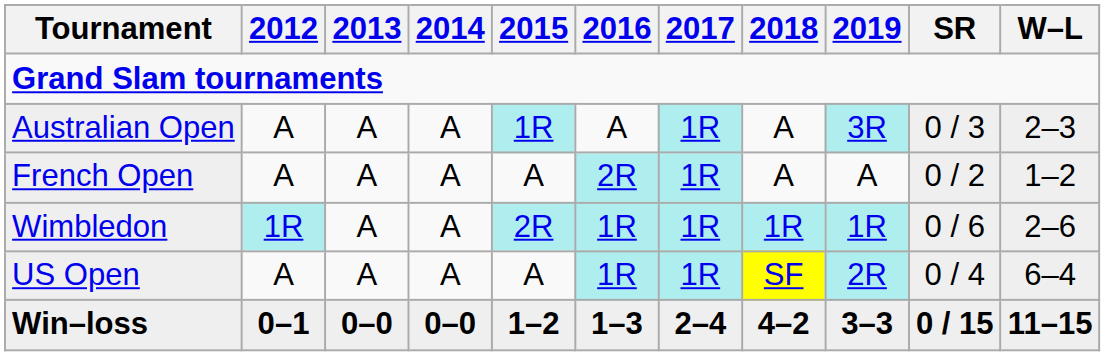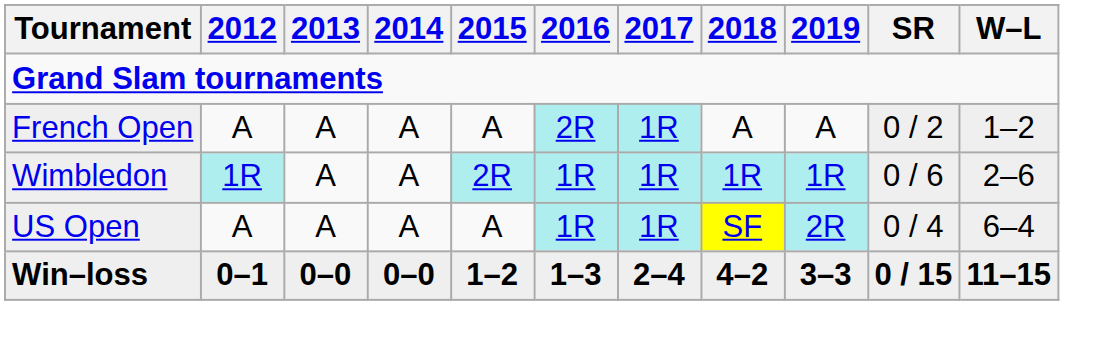- row: (123, 127)
